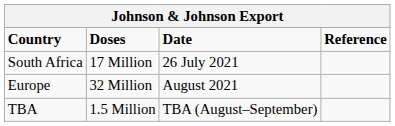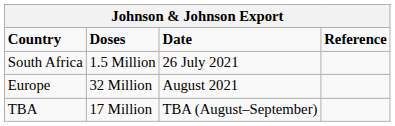(121, 62) 17 Million -> (123, 62) 1.5 Million
(123, 109) 1.5 Million -> (121, 109) 17 Million
